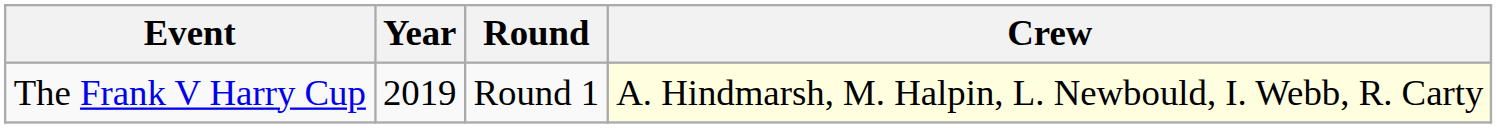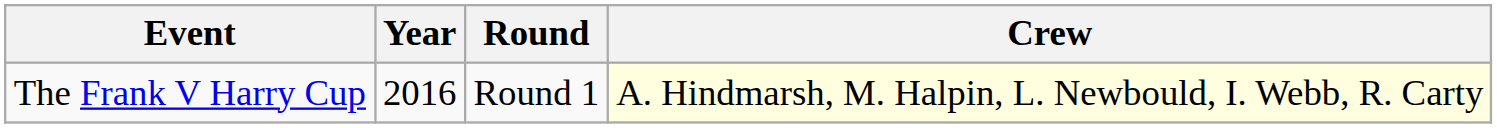(420, 92) 2019 -> (420, 92) 2016
